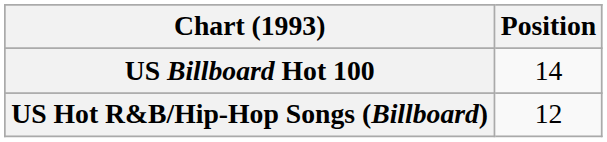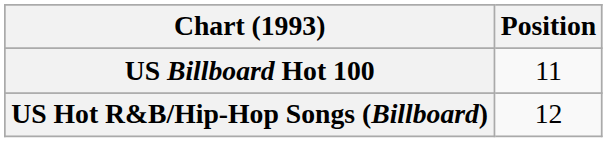(548, 70) 14 -> (548, 70) 11
